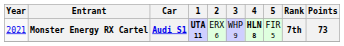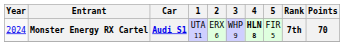(16, 30) 2021 -> (16, 30) 2024
(198, 30) bold -> (198, 29) normal
(323, 30) 73 -> (323, 30) 70
